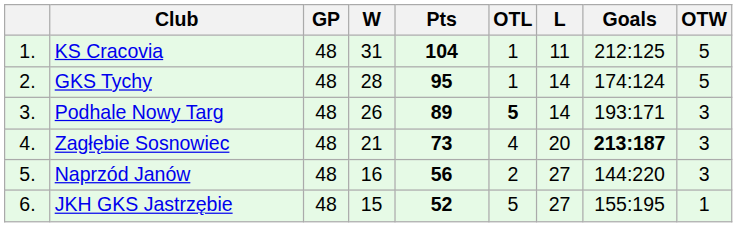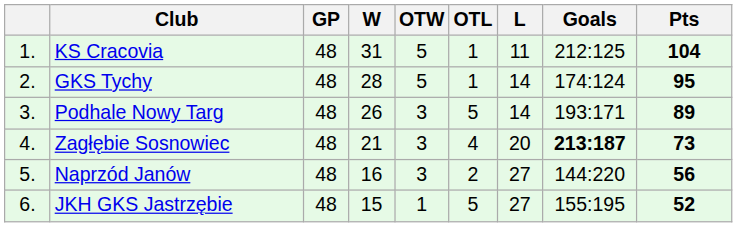columns swapped: (704, 19) <-> (442, 19)
(513, 112) bold -> (473, 112) normal
